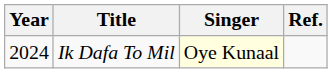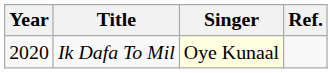(29, 51) 2024 -> (29, 51) 2020
